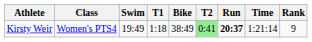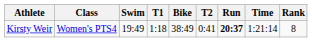(207, 29) lightgreen background -> (207, 29) no background
(293, 29) 9 -> (293, 29) 8
